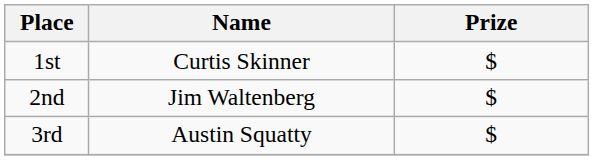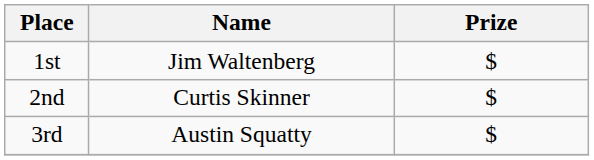(241, 60) Curtis Skinner -> (241, 60) Jim Waltenberg
(241, 97) Jim Waltenberg -> (241, 97) Curtis Skinner
